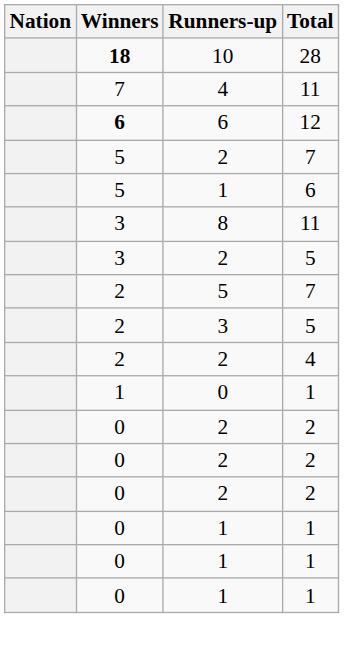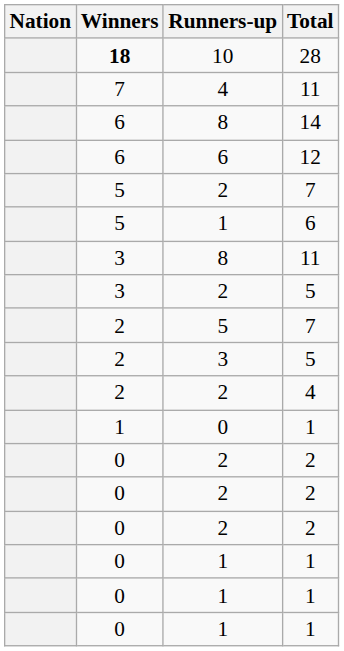+ row: (223, 122)
(120, 122) bold -> (120, 156) normal
